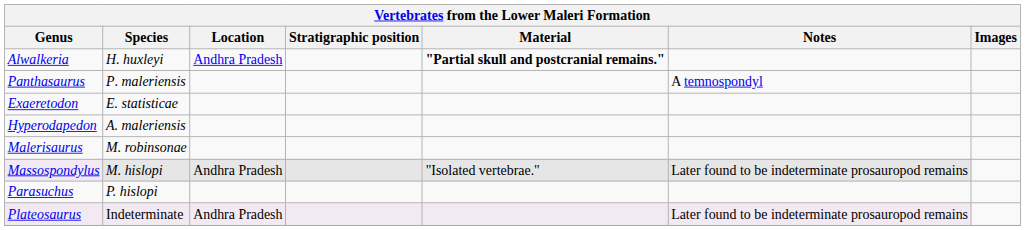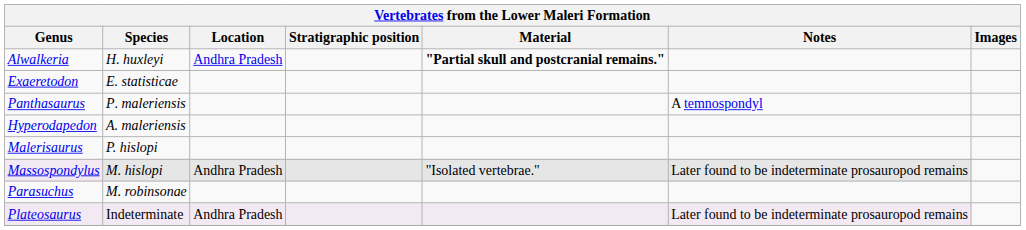rows swapped: (46, 81) <-> (43, 103)
(146, 147) M. robinsonae -> (132, 147) P. hislopi
(132, 192) P. hislopi -> (146, 192) M. robinsonae
